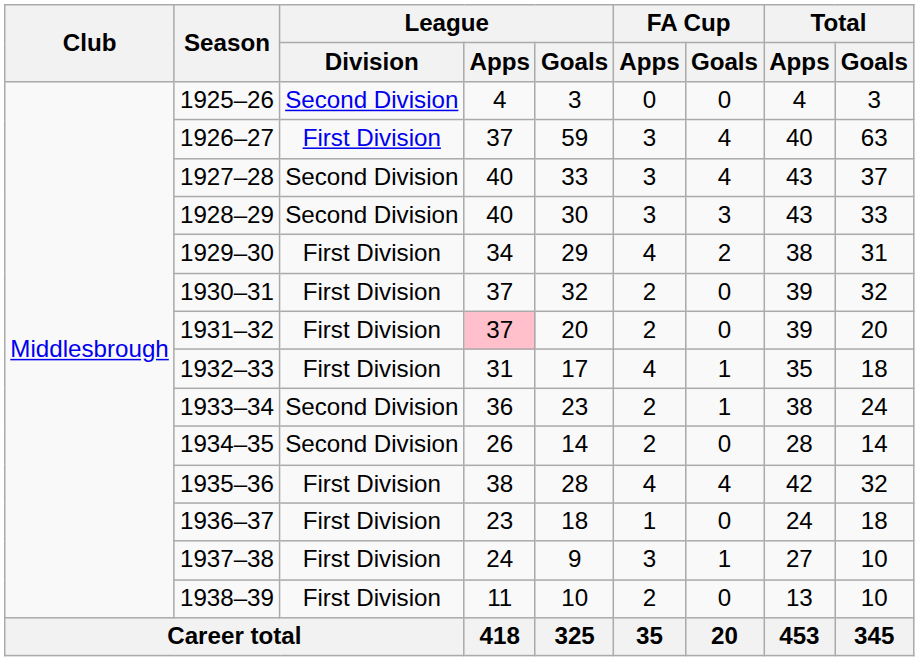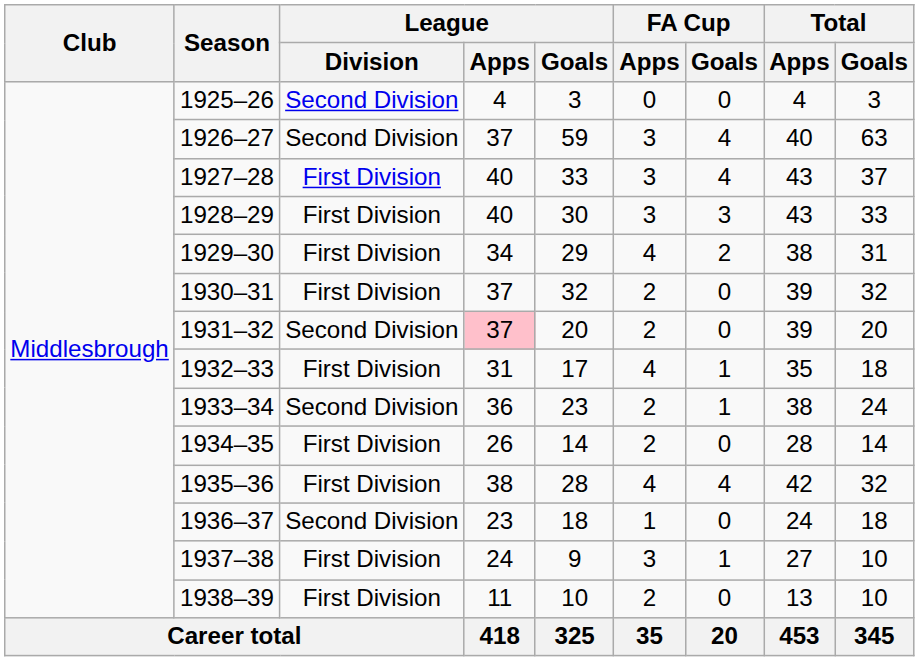(372, 138) First Division -> (372, 138) Second Division
(372, 176) Second Division -> (372, 176) First Division
(372, 215) Second Division -> (372, 215) First Division
(372, 330) First Division -> (372, 330) Second Division
(372, 445) Second Division -> (372, 445) First Division
(372, 521) First Division -> (372, 521) Second Division
